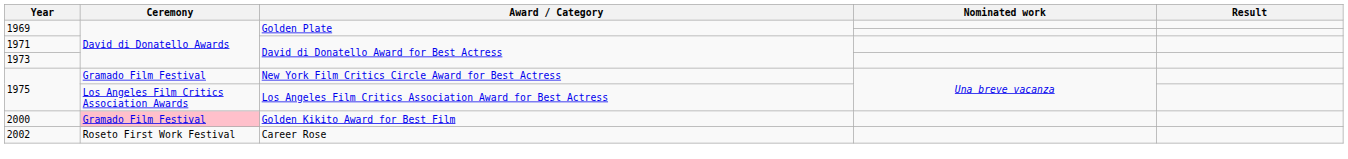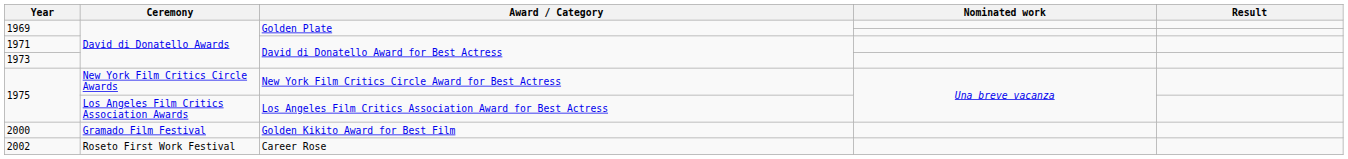(144, 76) Gramado Film Festival -> (165, 82) New York Film Critics Circle Awards
(144, 119) pink background -> (144, 130) no background
